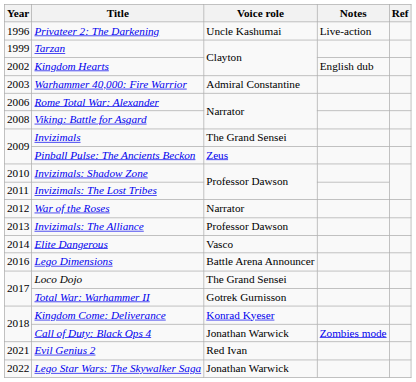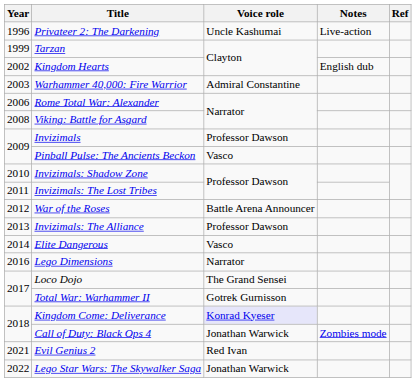(246, 137) The Grand Sensei -> (247, 137) Professor Dawson
(217, 155) Zeus -> (220, 155) Vasco
(225, 208) Narrator -> (260, 208) Battle Arena Announcer
(260, 262) Battle Arena Announcer -> (225, 262) Narrator
(240, 315) no background -> (240, 315) lavender background
